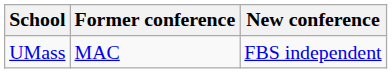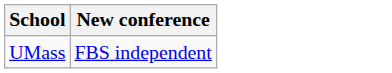- column: (155, 20)
